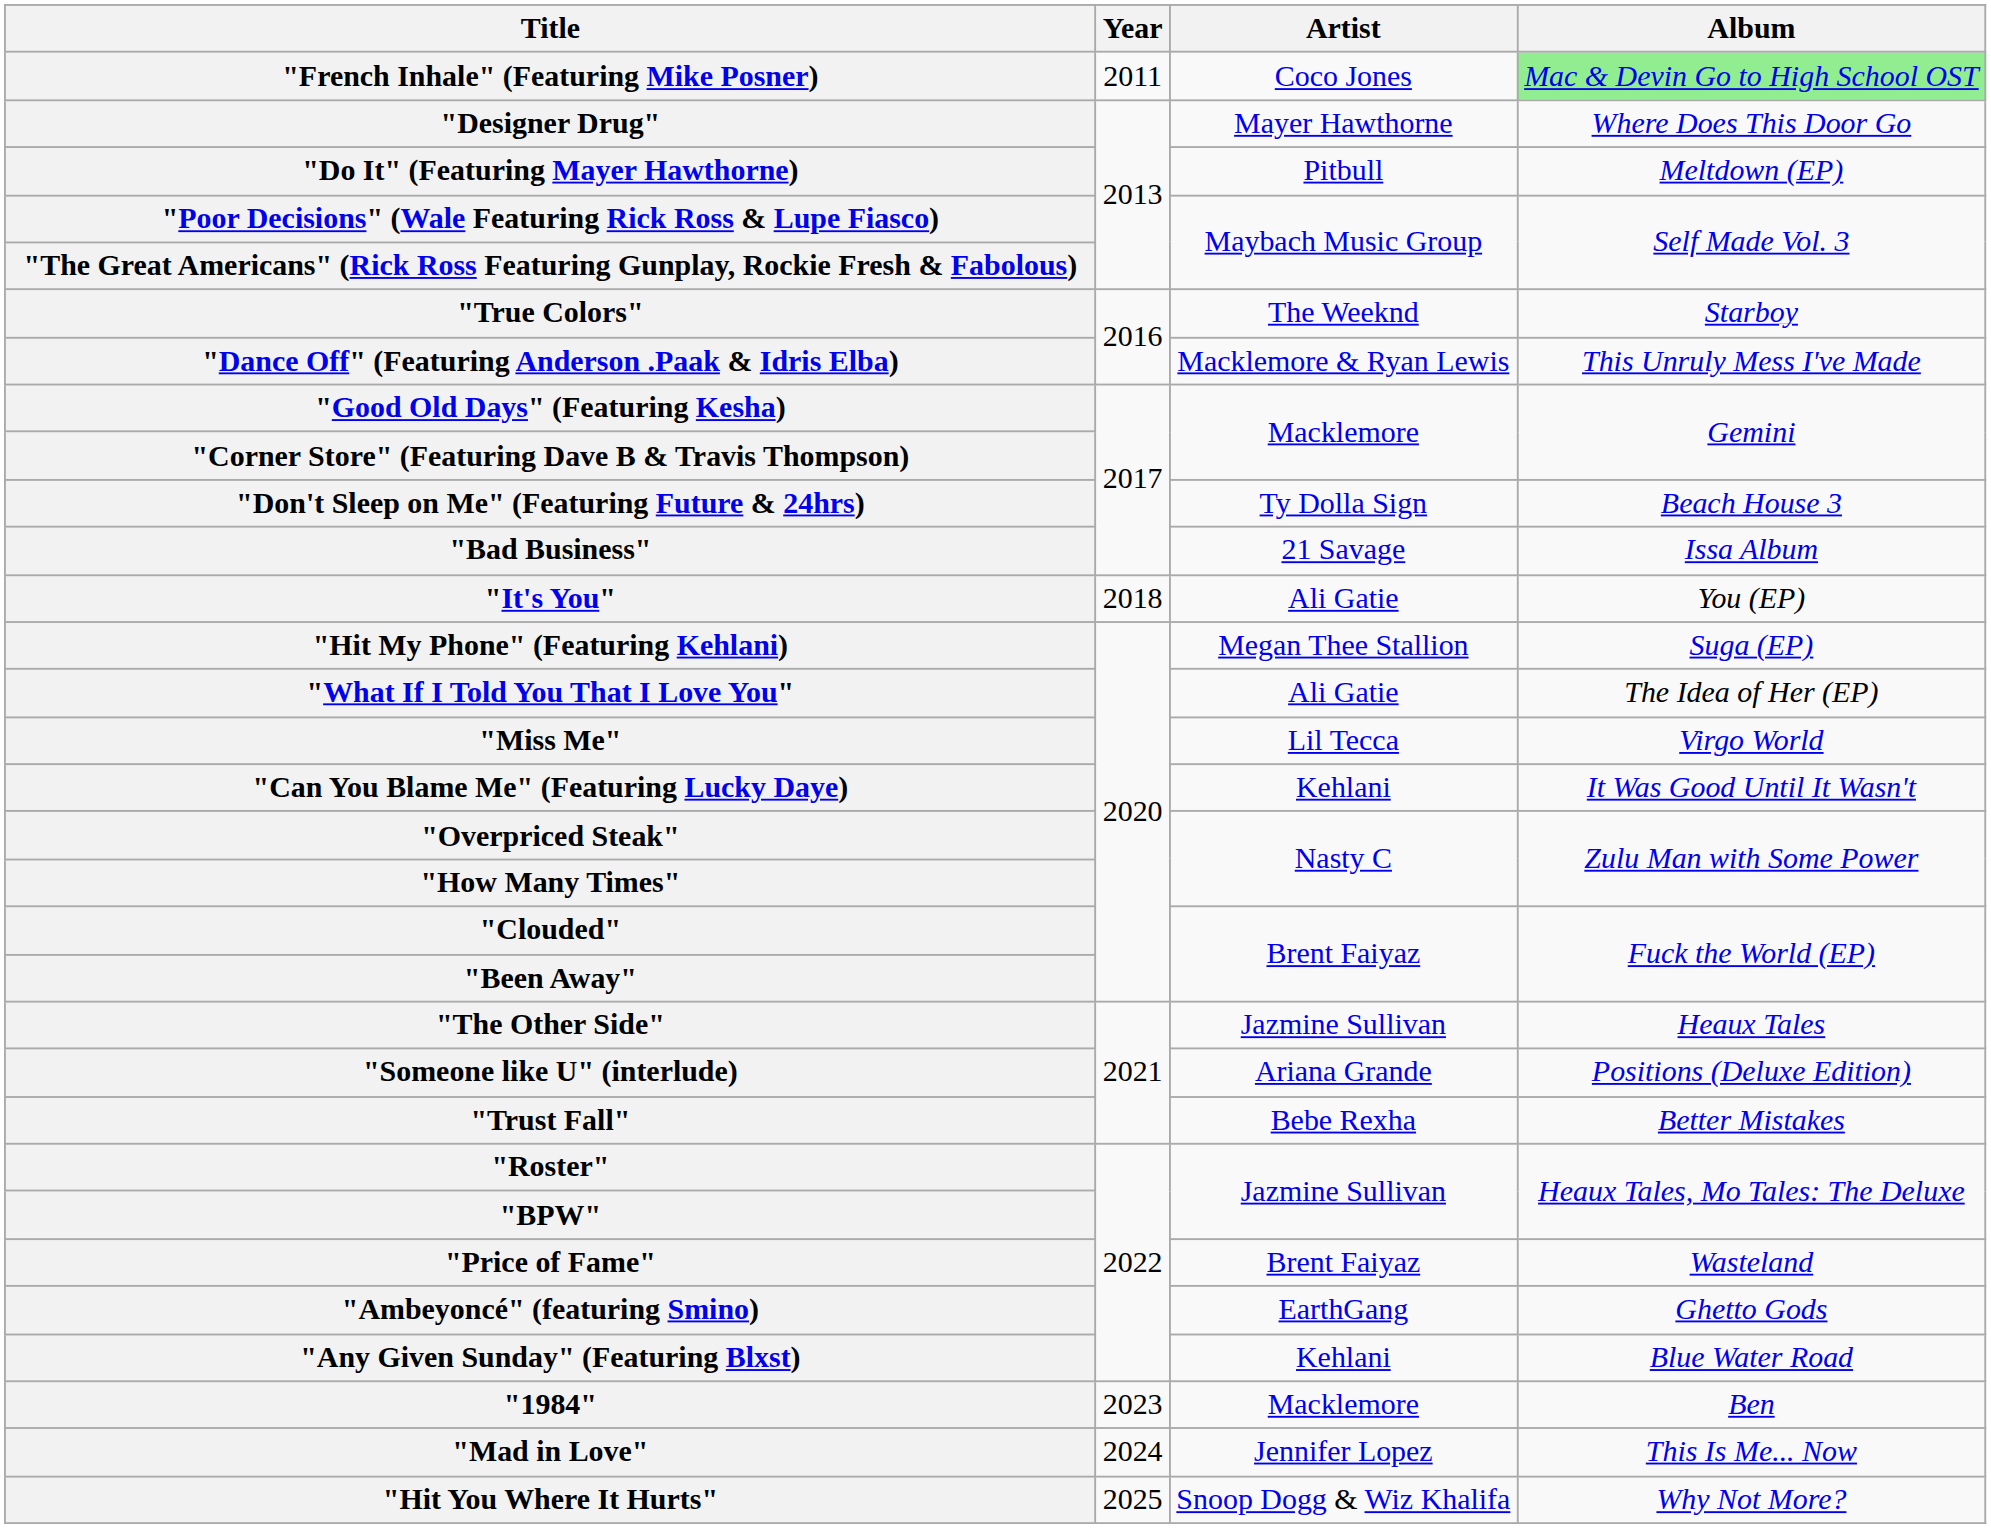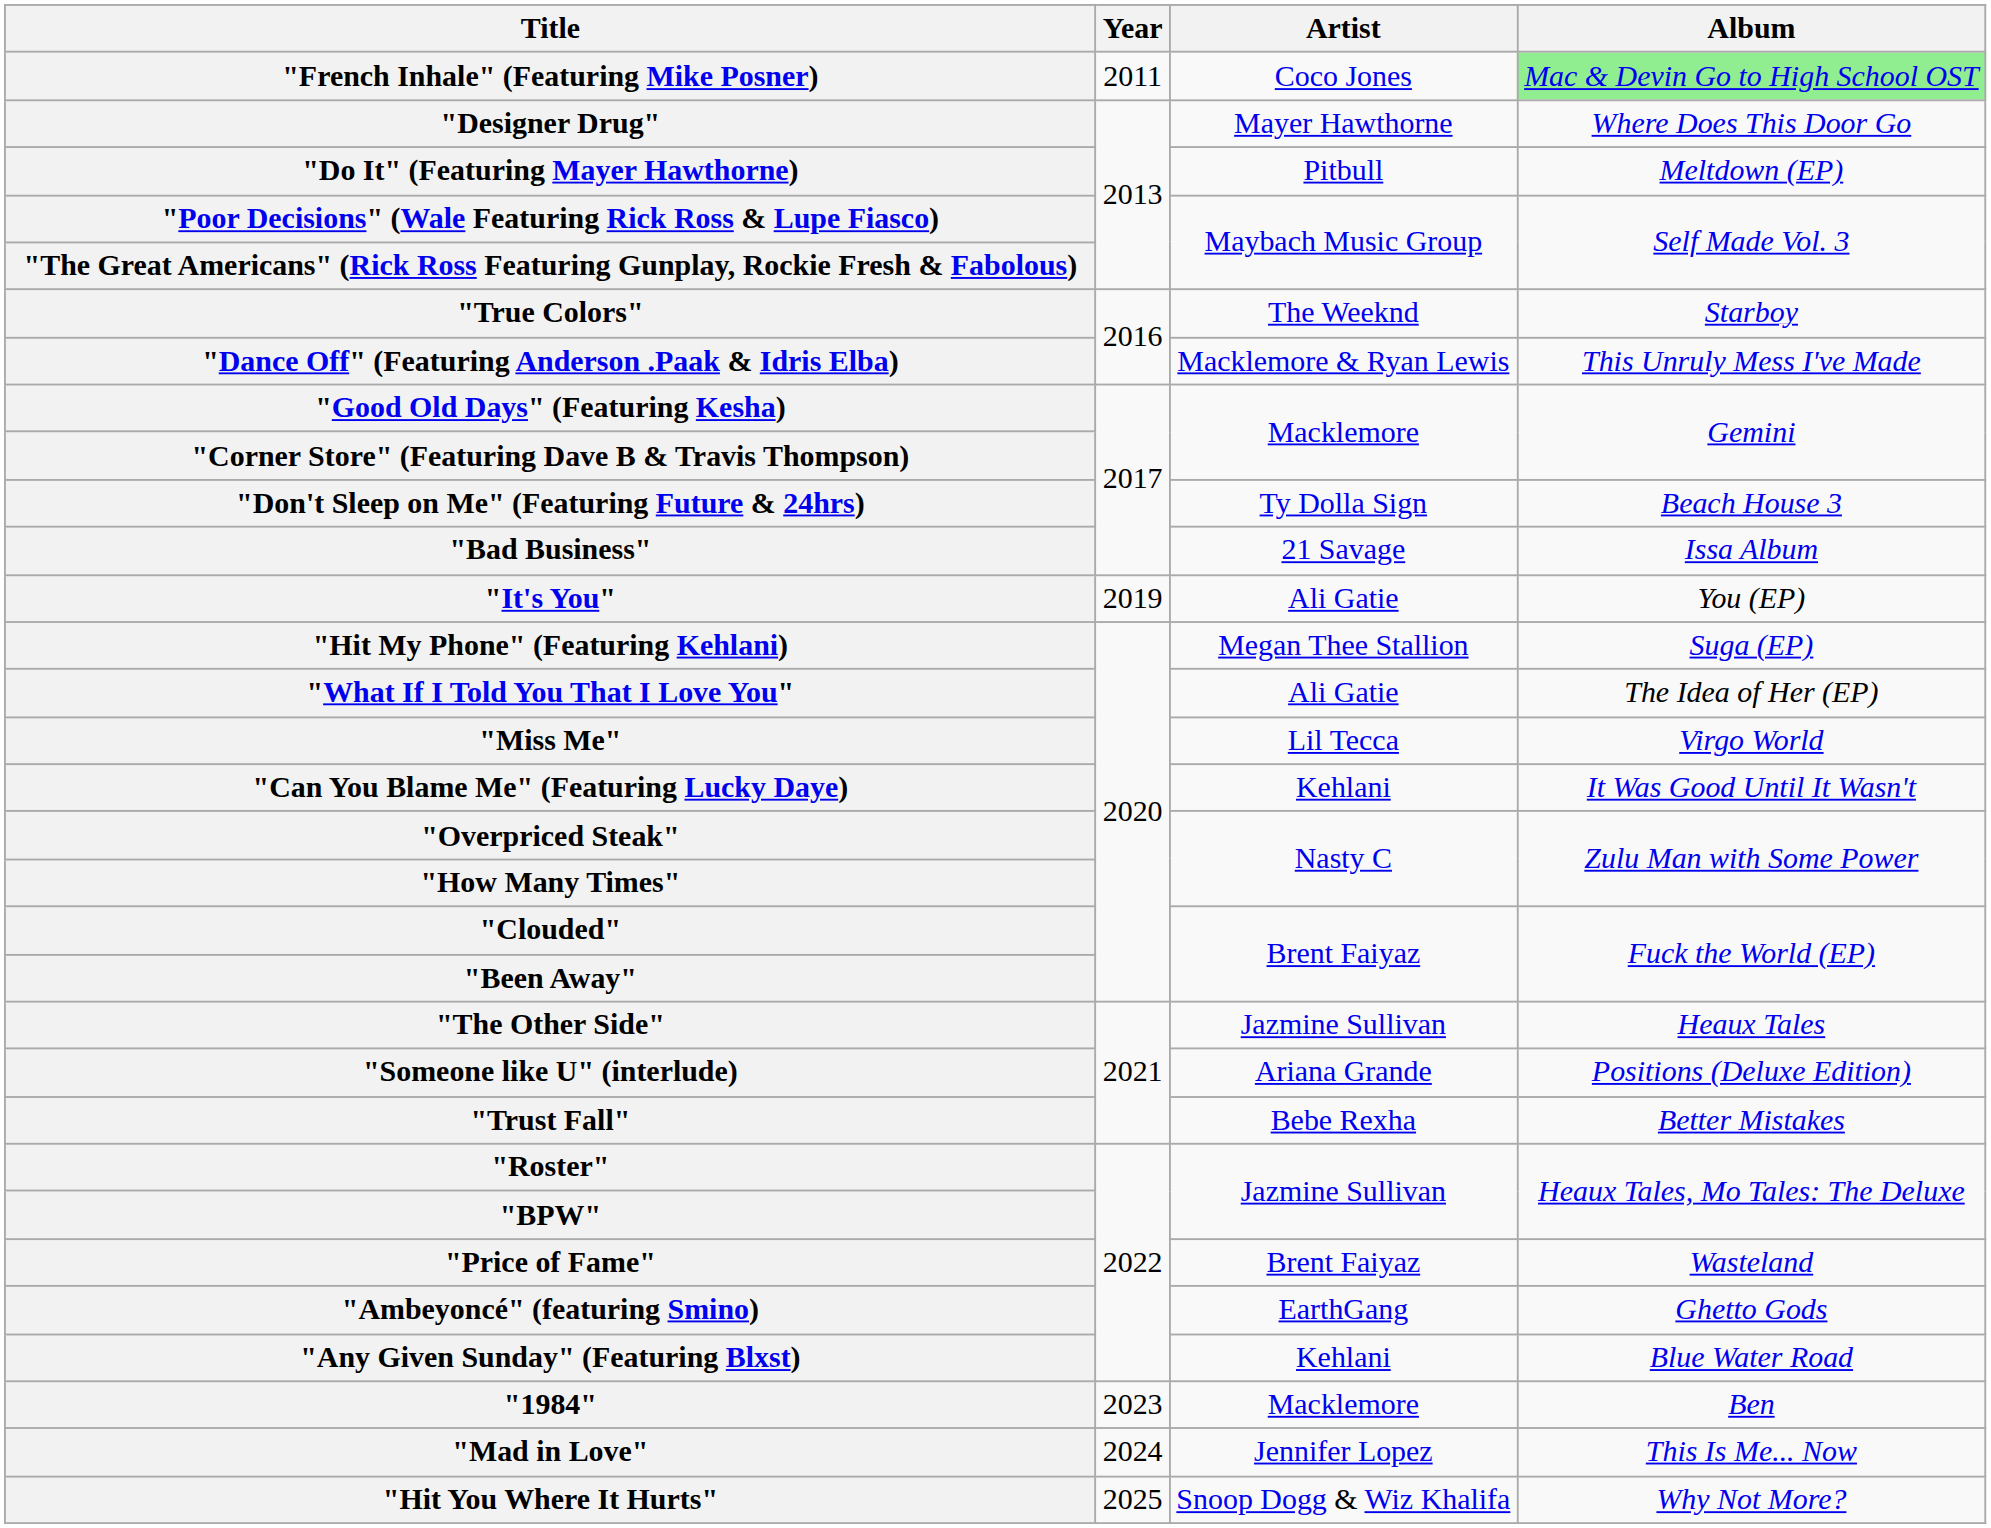(1133, 597) 2018 -> (1133, 597) 2019
